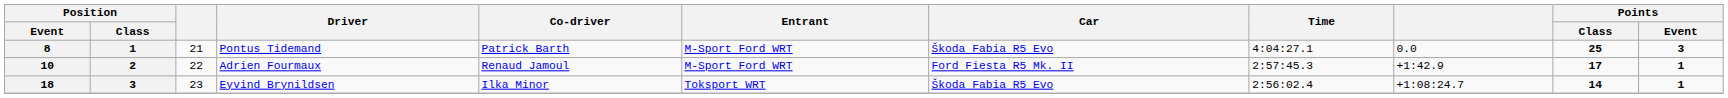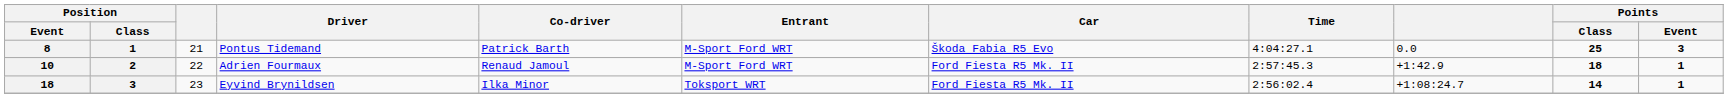(1595, 67) 17 -> (1595, 67) 18
(992, 84) Škoda Fabia R5 Evo -> (1003, 84) Ford Fiesta R5 Mk. II
